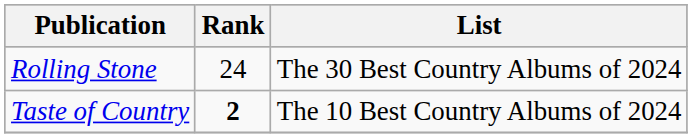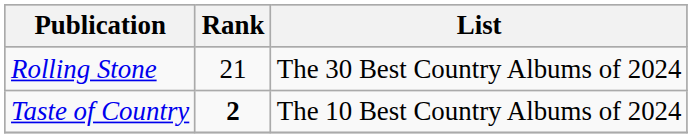(233, 68) 24 -> (233, 68) 21
